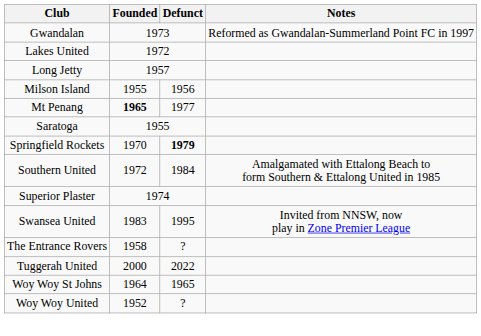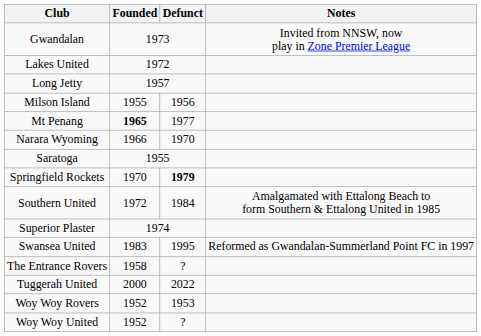(341, 32) Reformed as Gwandalan-Summerland Point FC in 1997 -> (341, 39) Invited from NNSW, now play in Zone Premier League
+ row: (57, 139)
(341, 221) Invited from NNSW, now play in Zone Premier League -> (341, 247) Reformed as Gwandalan-Summerland Point FC in 1997
+ row: (57, 303)
- row: (57, 284)
